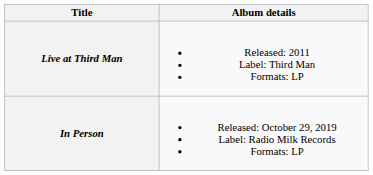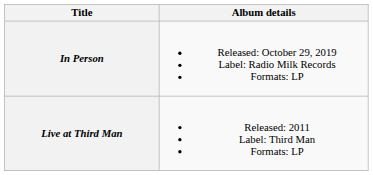rows swapped: (82, 58) <-> (82, 133)
